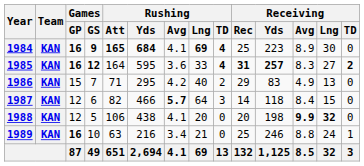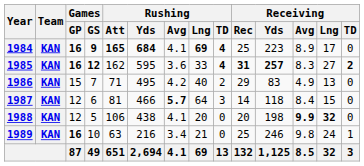(329, 48) 30 -> (329, 48) 17
(115, 65) 164 -> (115, 65) 162
(146, 83) 295 -> (146, 83) 495
(115, 100) 82 -> (115, 100) 81
(305, 135) 8.8 -> (305, 135) 9.8
